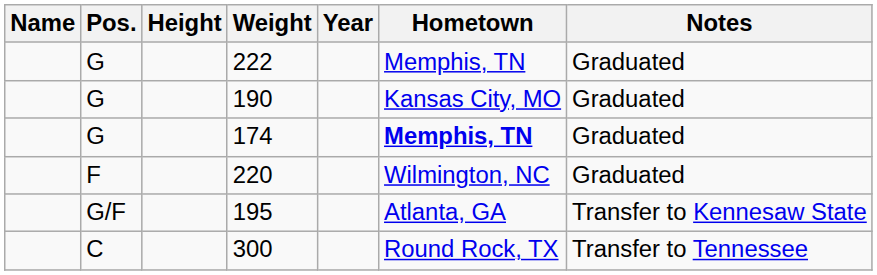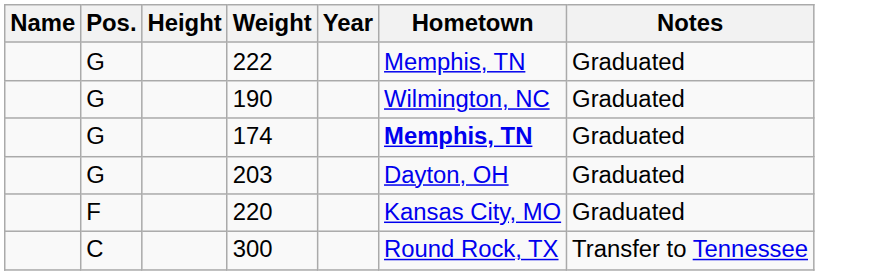(473, 99) Kansas City, MO -> (467, 99) Wilmington, NC
+ row: (253, 174)
(467, 174) Wilmington, NC -> (473, 212) Kansas City, MO
- row: (253, 212)
